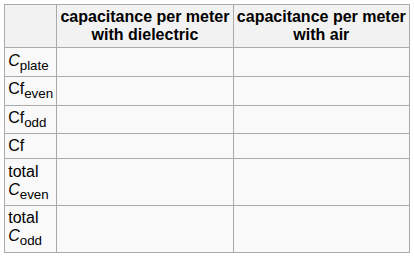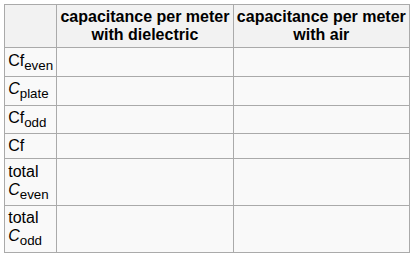rows swapped: (28, 62) <-> (31, 91)
